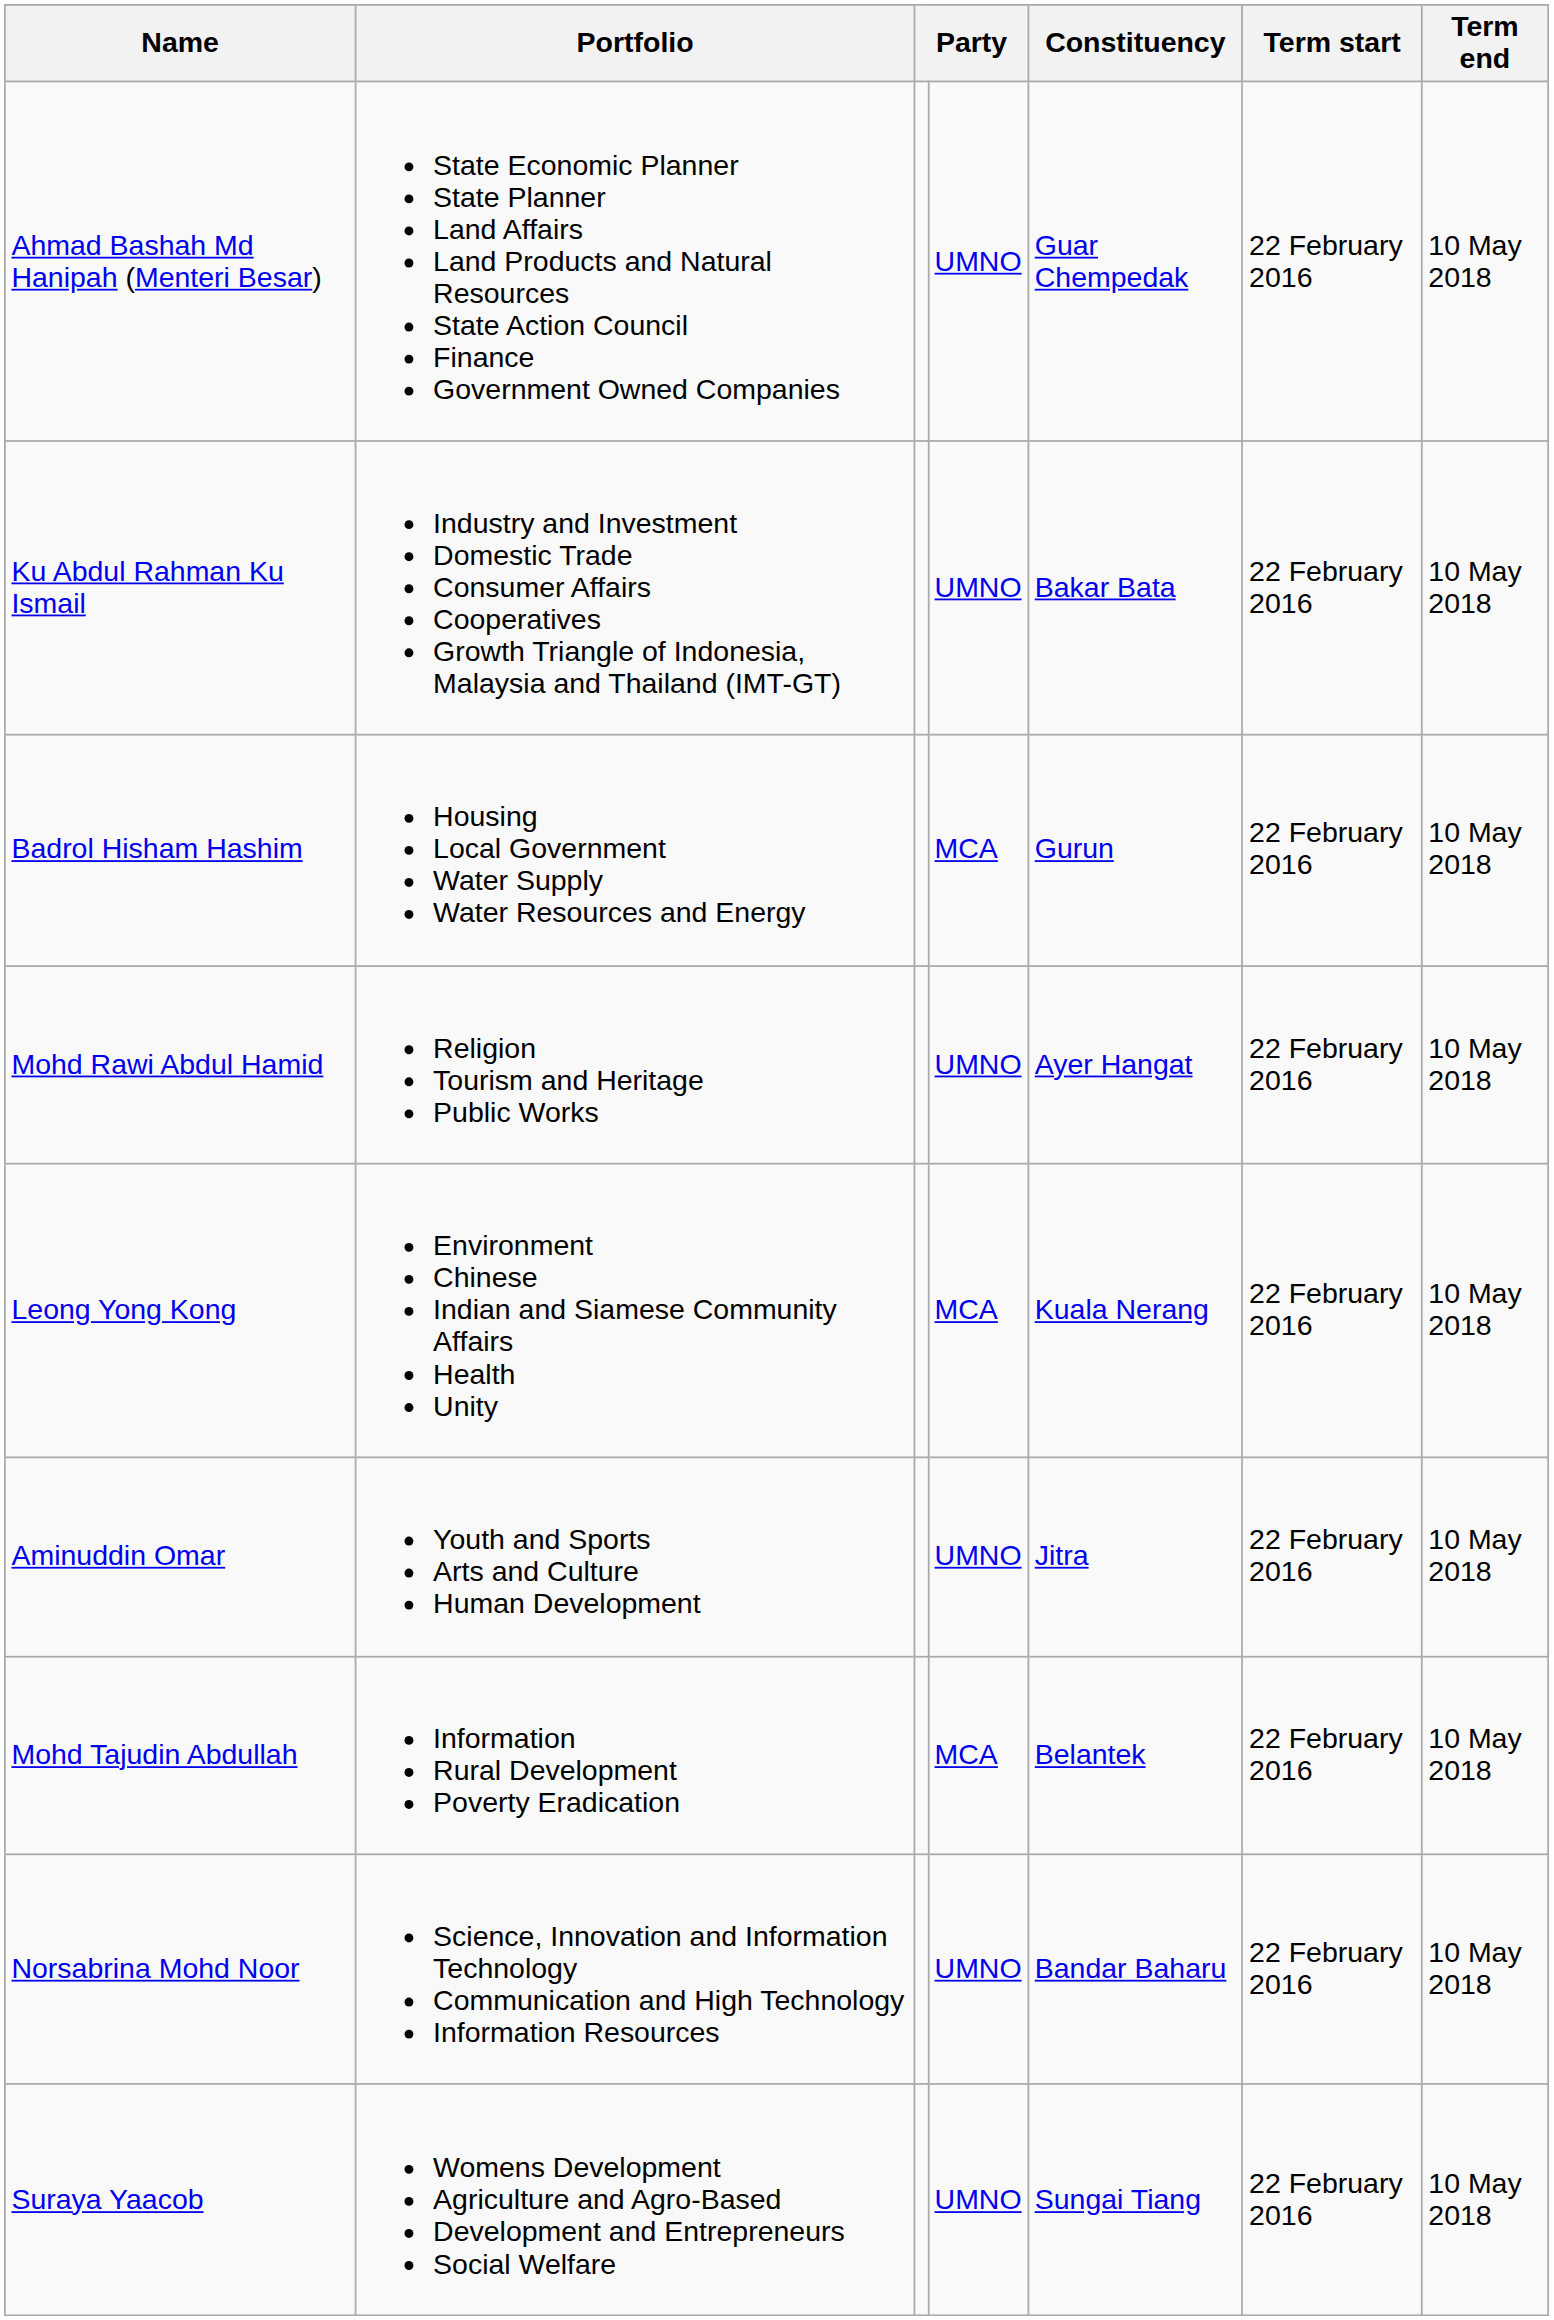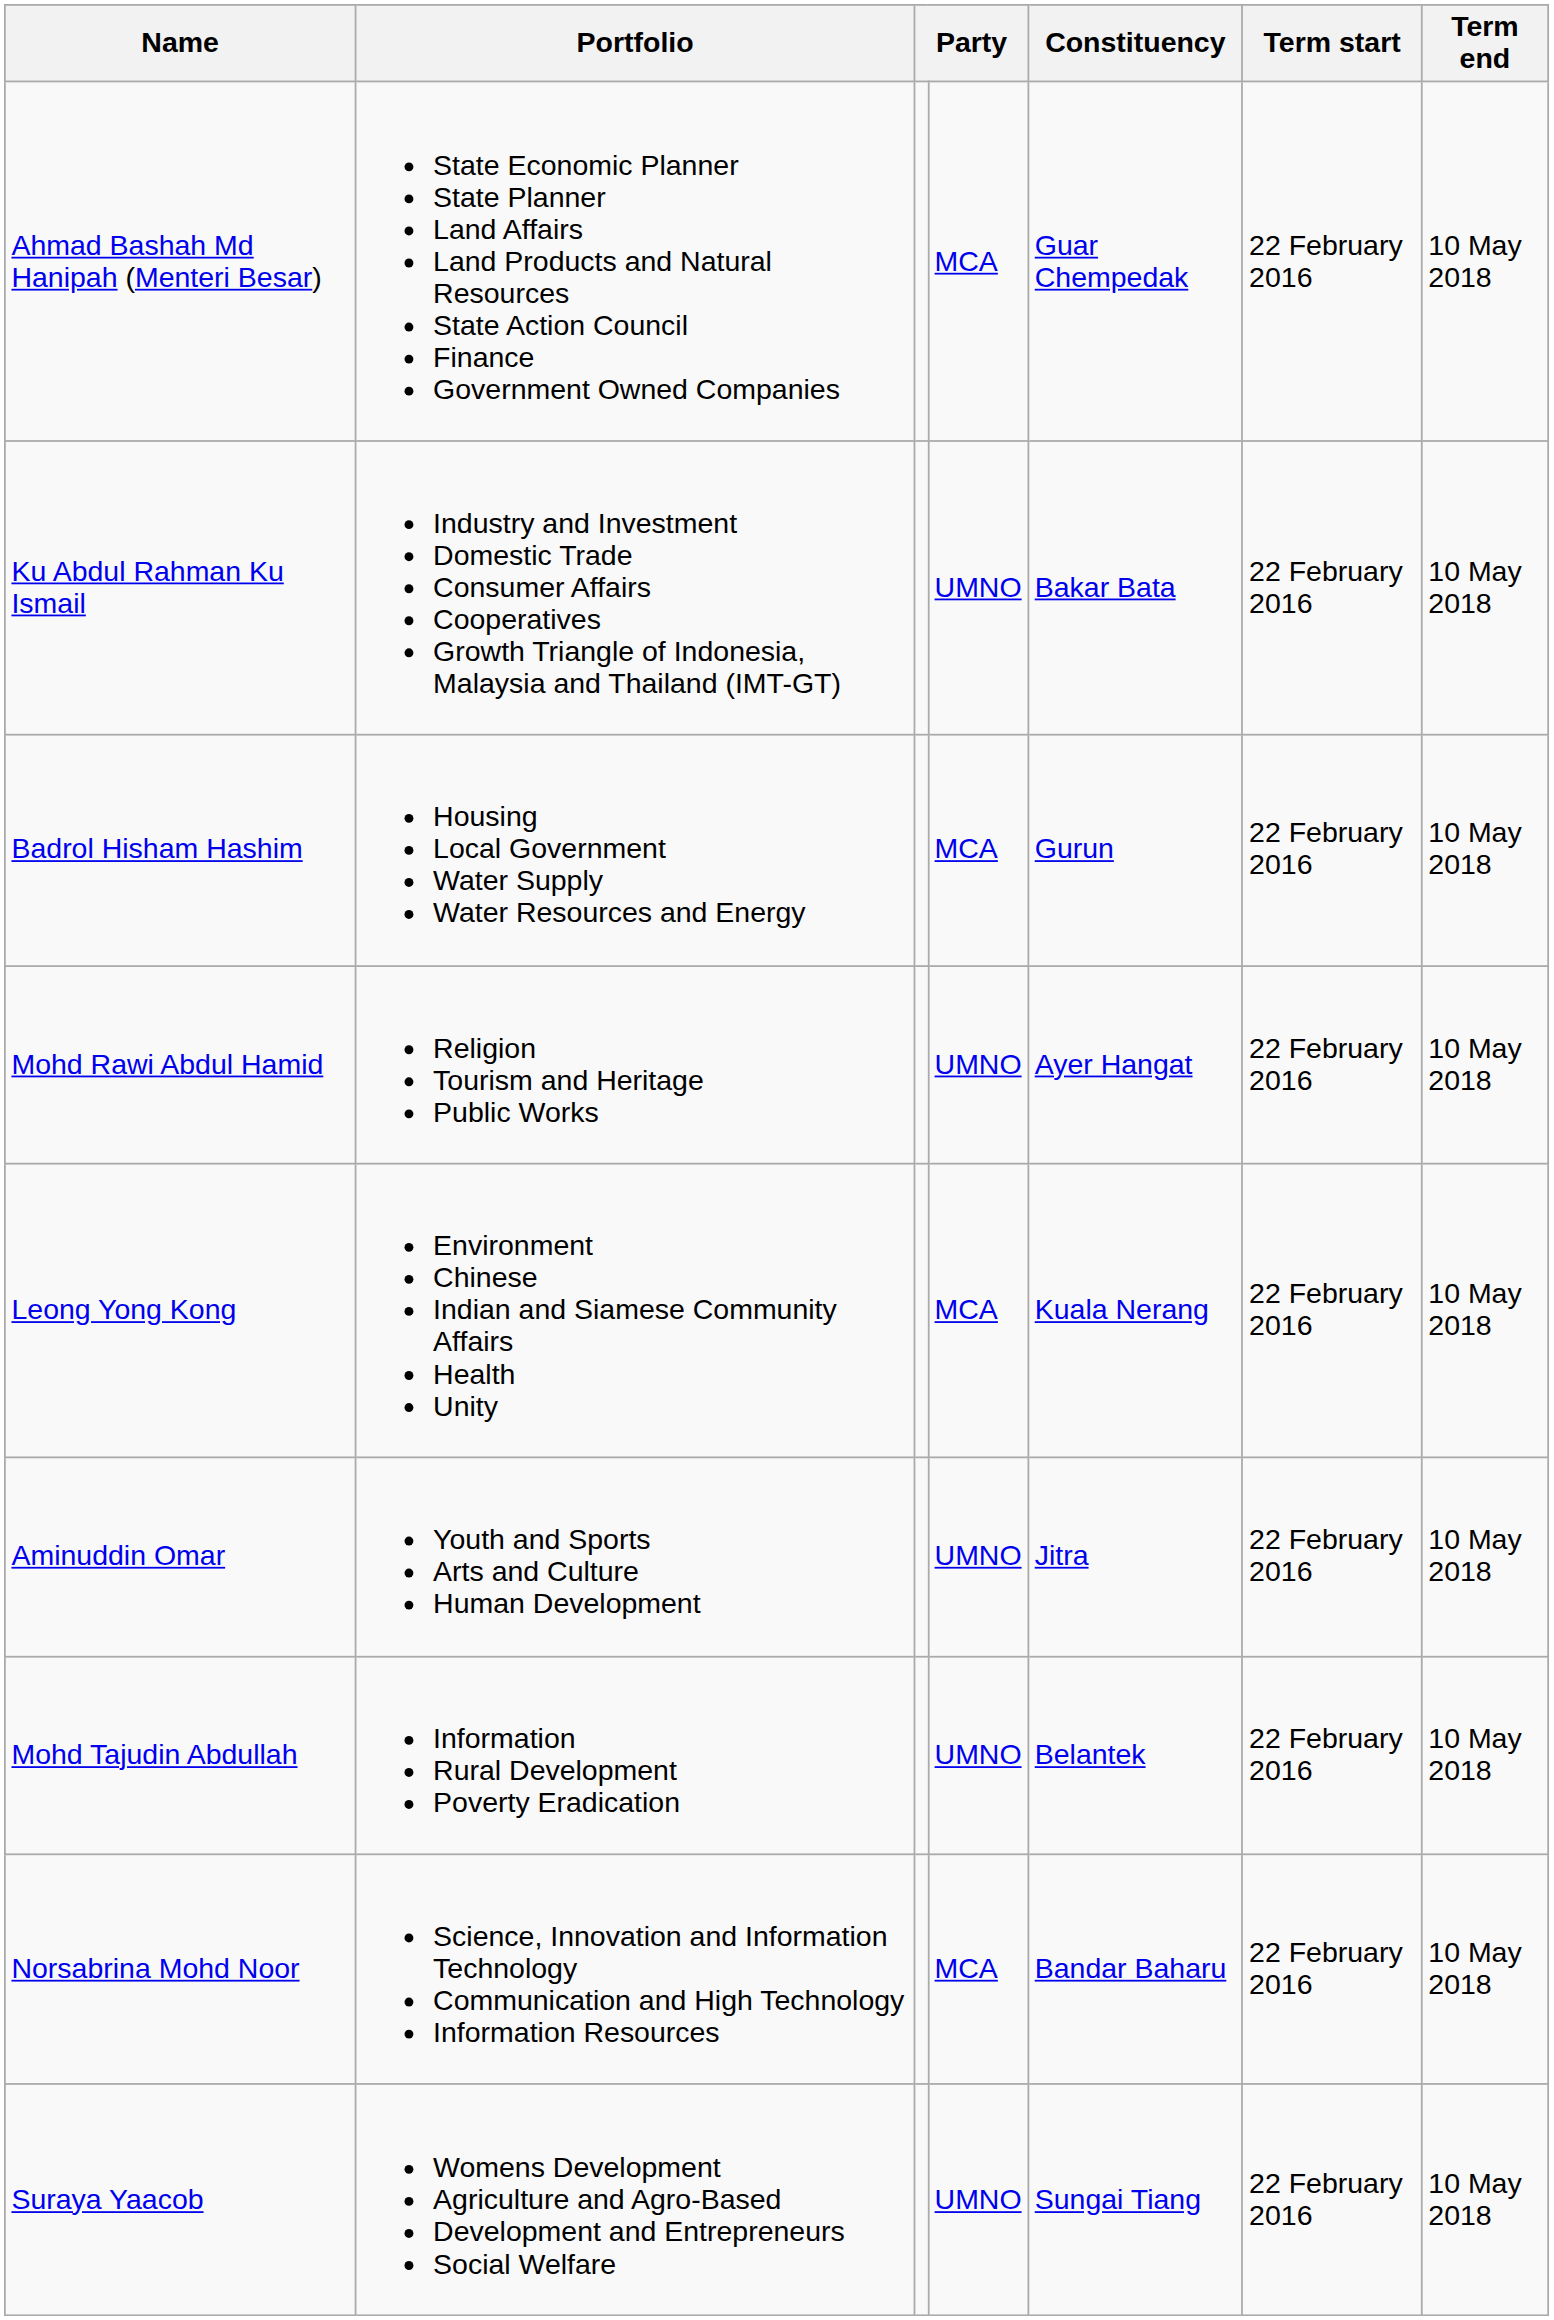(978, 260) UMNO -> (966, 260) MCA
(966, 1754) MCA -> (978, 1754) UMNO
(978, 1969) UMNO -> (966, 1969) MCA
